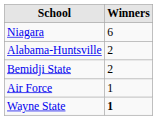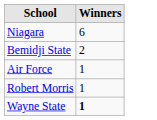- row: (54, 50)
+ row: (40, 87)
